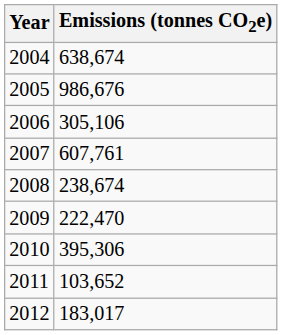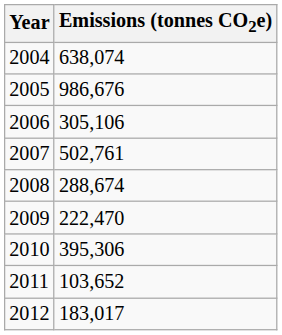(92, 57) 638,674 -> (92, 57) 638,074
(92, 153) 607,761 -> (92, 153) 502,761
(92, 185) 238,674 -> (92, 185) 288,674
